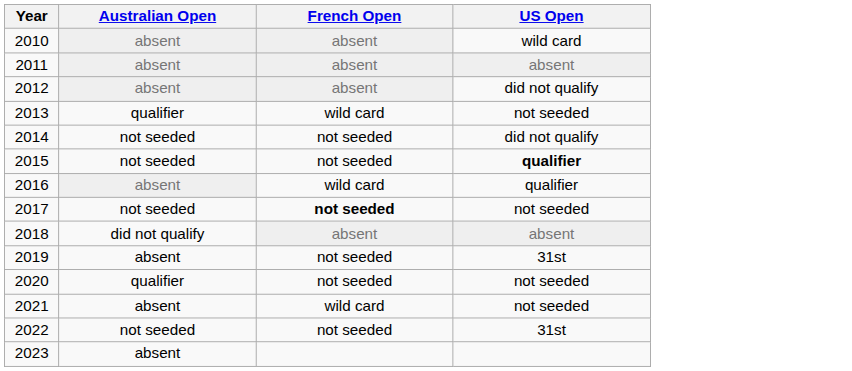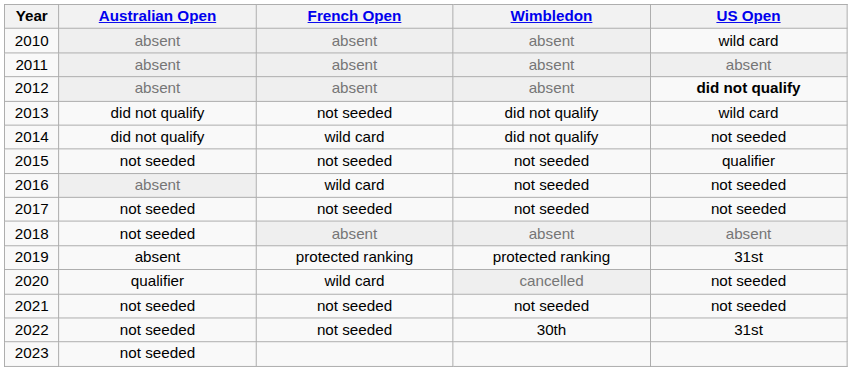+ column: (551, 16)
(551, 88) normal -> (748, 88) bold
(157, 112) qualifier -> (157, 112) did not qualify
(354, 112) wild card -> (354, 112) not seeded
(551, 112) not seeded -> (748, 112) wild card
(157, 137) not seeded -> (157, 137) did not qualify
(354, 137) not seeded -> (354, 137) wild card
(551, 137) did not qualify -> (749, 137) not seeded
(551, 161) bold -> (749, 161) normal
(551, 185) qualifier -> (749, 185) not seeded
(354, 209) bold -> (354, 209) normal
(157, 233) did not qualify -> (157, 233) not seeded
(354, 257) not seeded -> (354, 257) protected ranking
(354, 281) not seeded -> (354, 281) wild card
(157, 305) absent -> (157, 305) not seeded
(354, 305) wild card -> (354, 305) not seeded
(157, 354) absent -> (157, 354) not seeded
